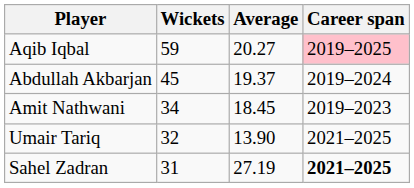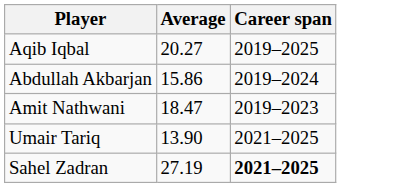- column: (193, 19)
(349, 49) pink background -> (276, 49) no background
(254, 78) 19.37 -> (182, 78) 15.86
(254, 108) 18.45 -> (182, 108) 18.47
